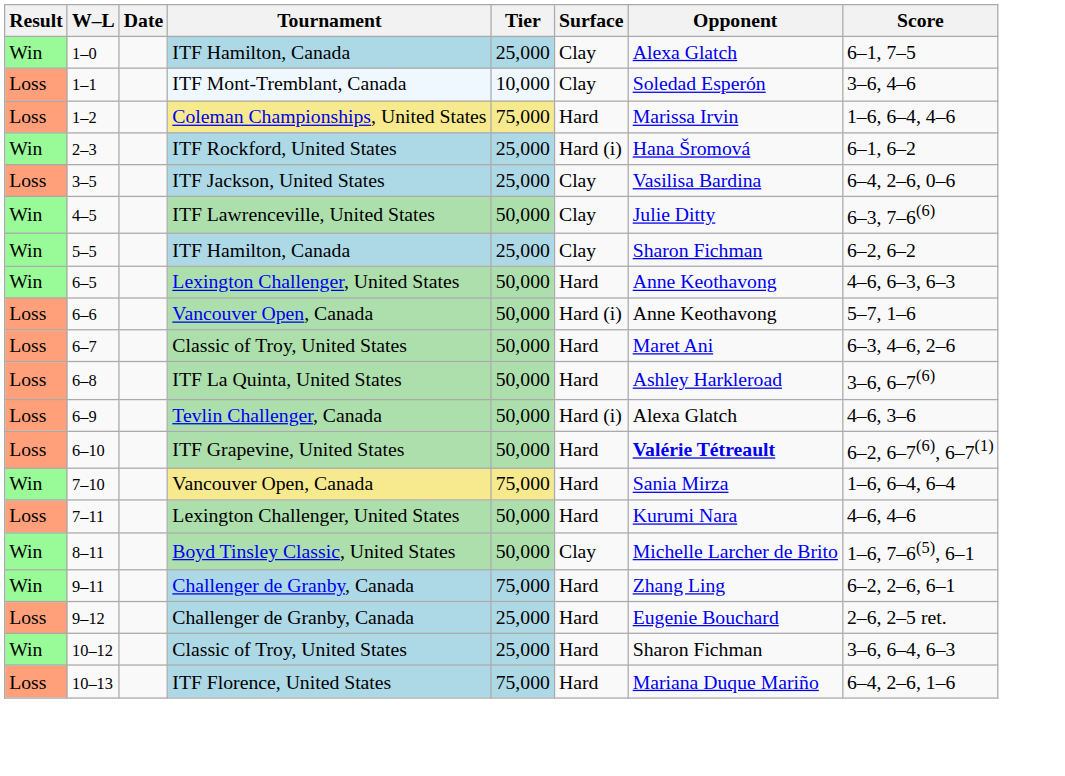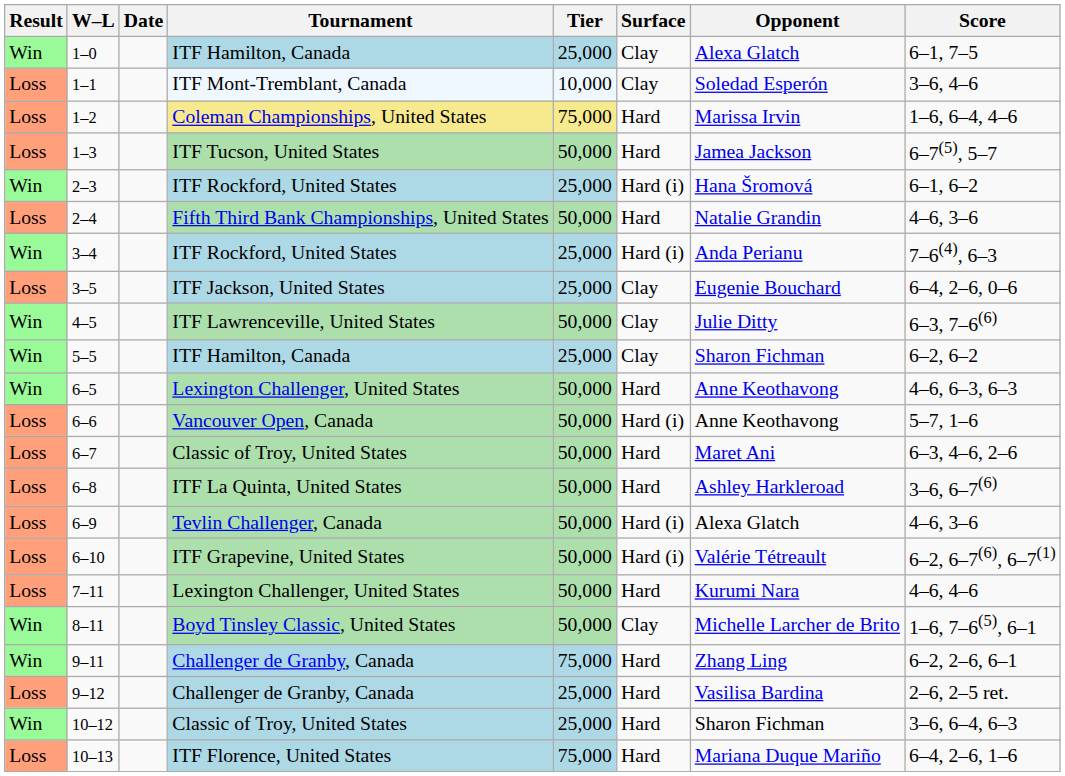+ row: (84, 151)
+ row: (84, 218)
+ row: (84, 253)
(697, 179) Vasilisa Bardina -> (768, 286) Eugenie Bouchard
(579, 449) Hard -> (653, 555) Hard (i)
(704, 449) bold -> (760, 555) normal
- row: (88, 485)
(706, 616) Eugenie Bouchard -> (759, 691) Vasilisa Bardina
